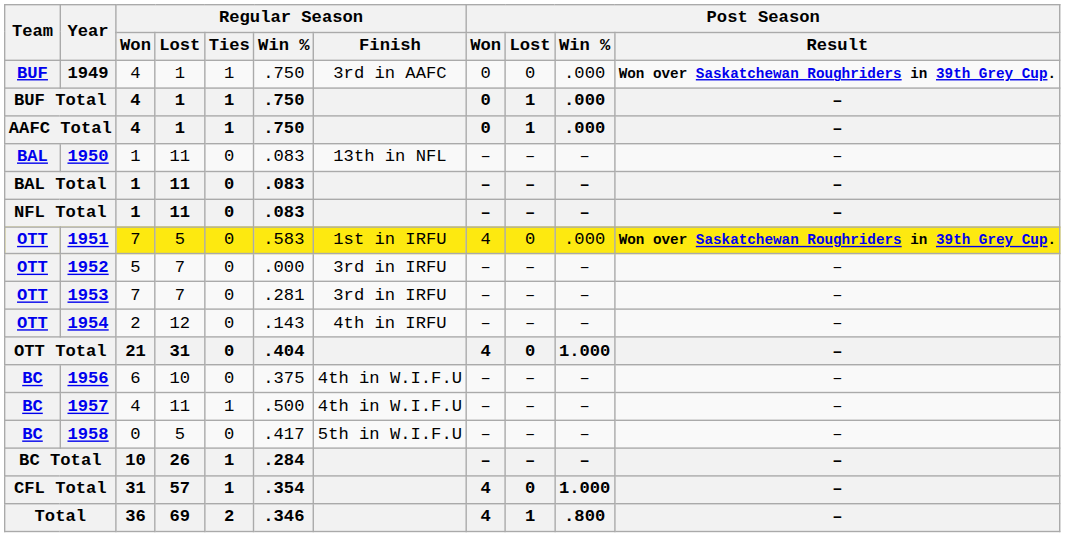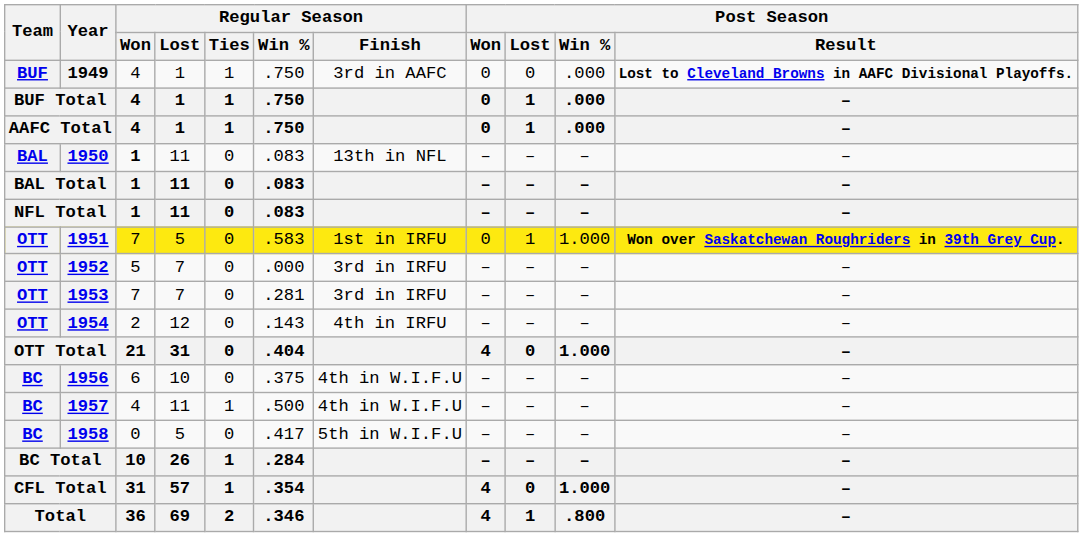(837, 74) Won over Saskatchewan Roughriders in 39th Grey Cup. -> (846, 74) Lost to Cleveland Browns in AAFC Divisional Playoffs.
(135, 157) normal -> (135, 157) bold
(486, 241) 4 -> (486, 241) 0
(530, 241) 0 -> (530, 241) 1
(585, 241) .000 -> (585, 241) 1.000
